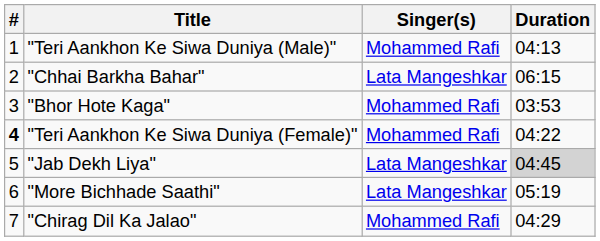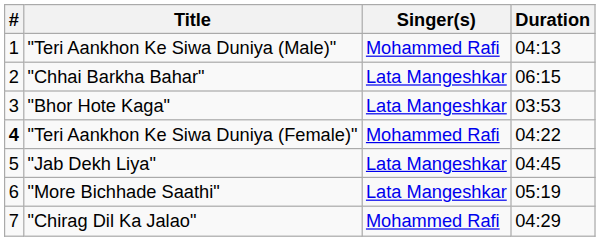(433, 106) Mohammed Rafi -> (436, 106) Lata Mangeshkar
(538, 164) lightgrey background -> (538, 164) no background
